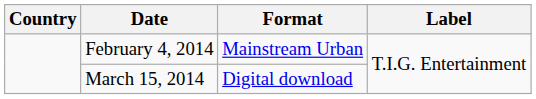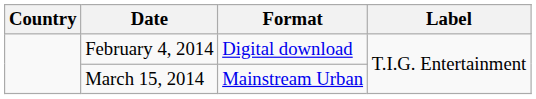(293, 49) Mainstream Urban -> (287, 49) Digital download
(287, 78) Digital download -> (293, 78) Mainstream Urban
